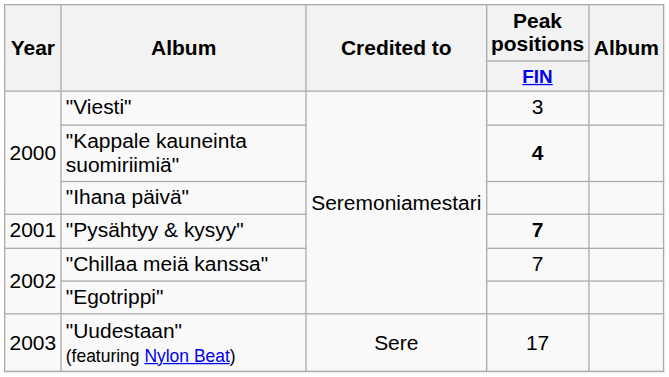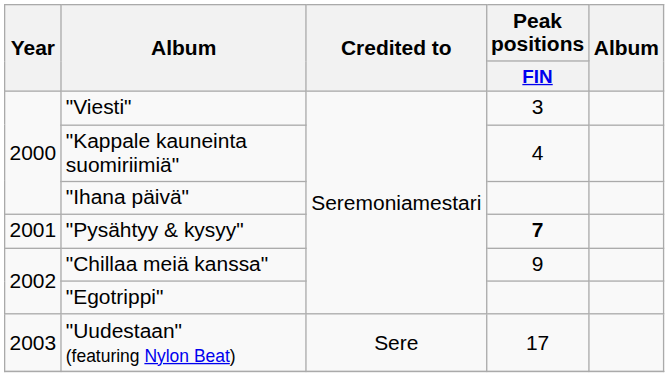(538, 152) bold -> (538, 152) normal
(538, 264) 7 -> (538, 264) 9
